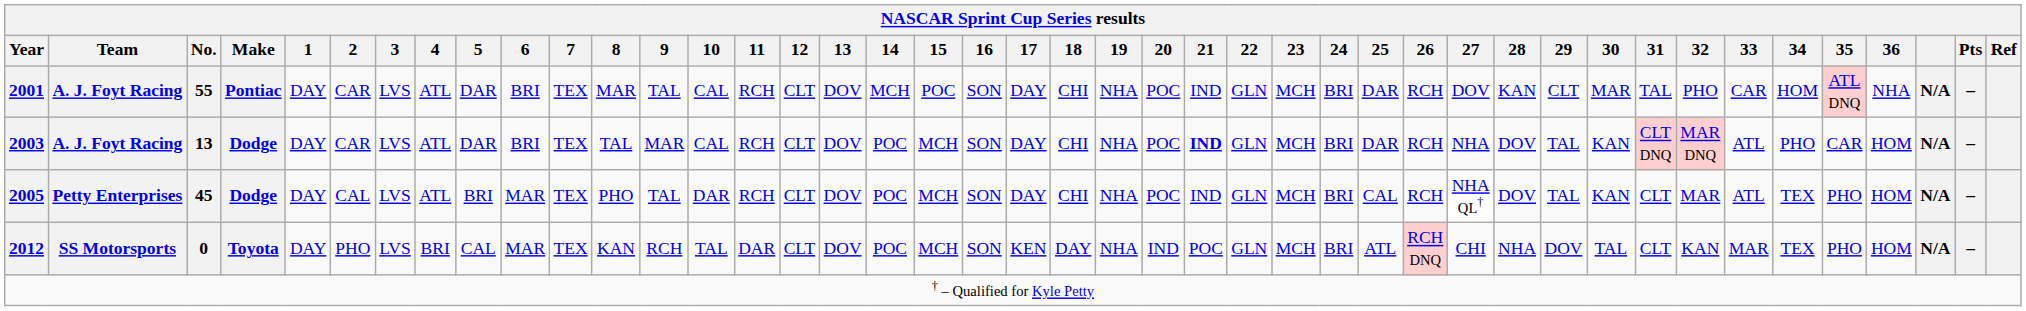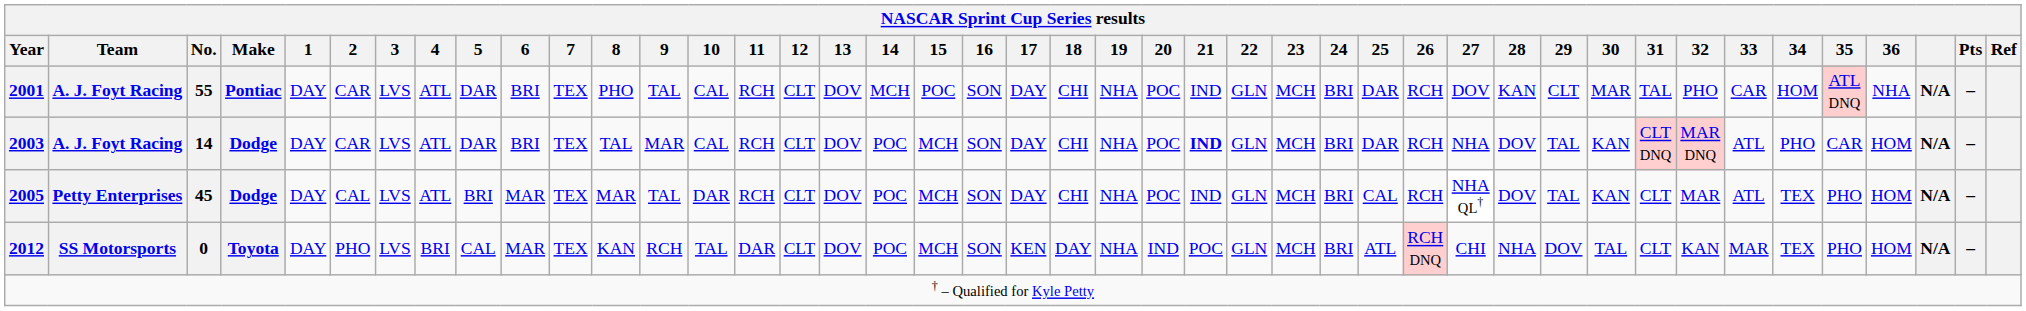(616, 91) MAR -> (616, 91) PHO
(204, 143) 13 -> (204, 143) 14
(616, 196) PHO -> (616, 196) MAR
